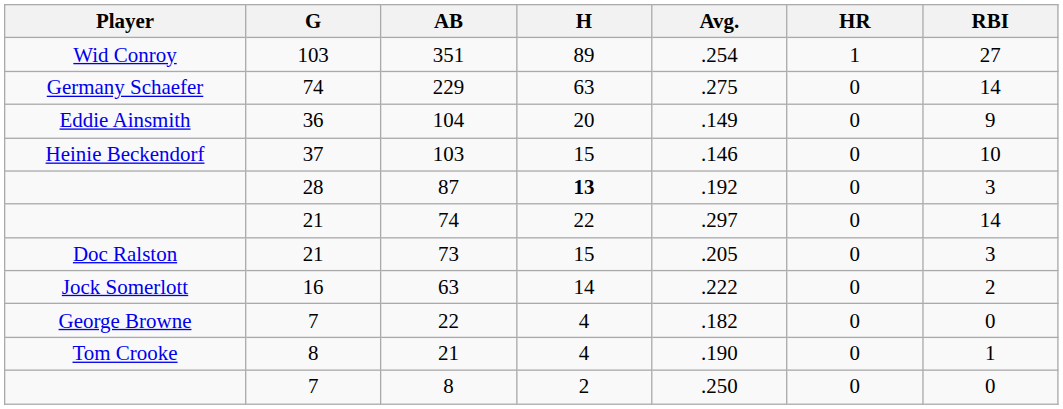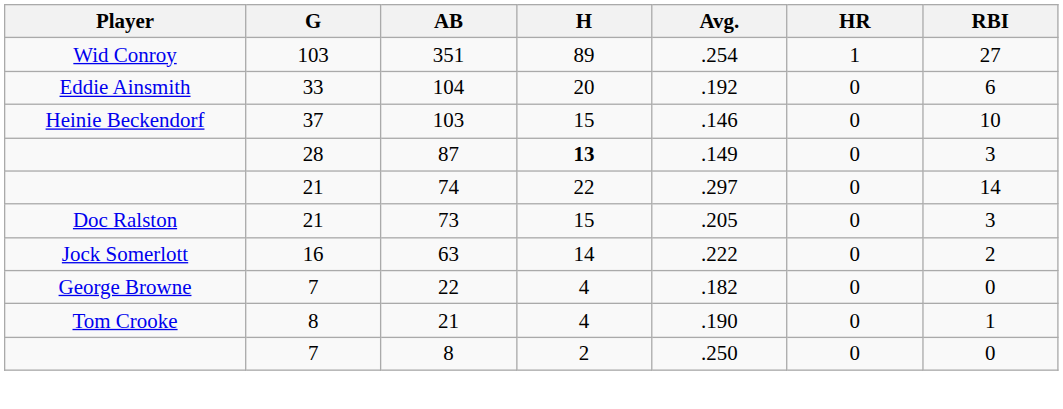- row: (449, 87)
(313, 120) 36 -> (313, 87) 33
(719, 120) .149 -> (719, 87) .192
(990, 120) 9 -> (990, 87) 6
(719, 187) .192 -> (719, 154) .149
